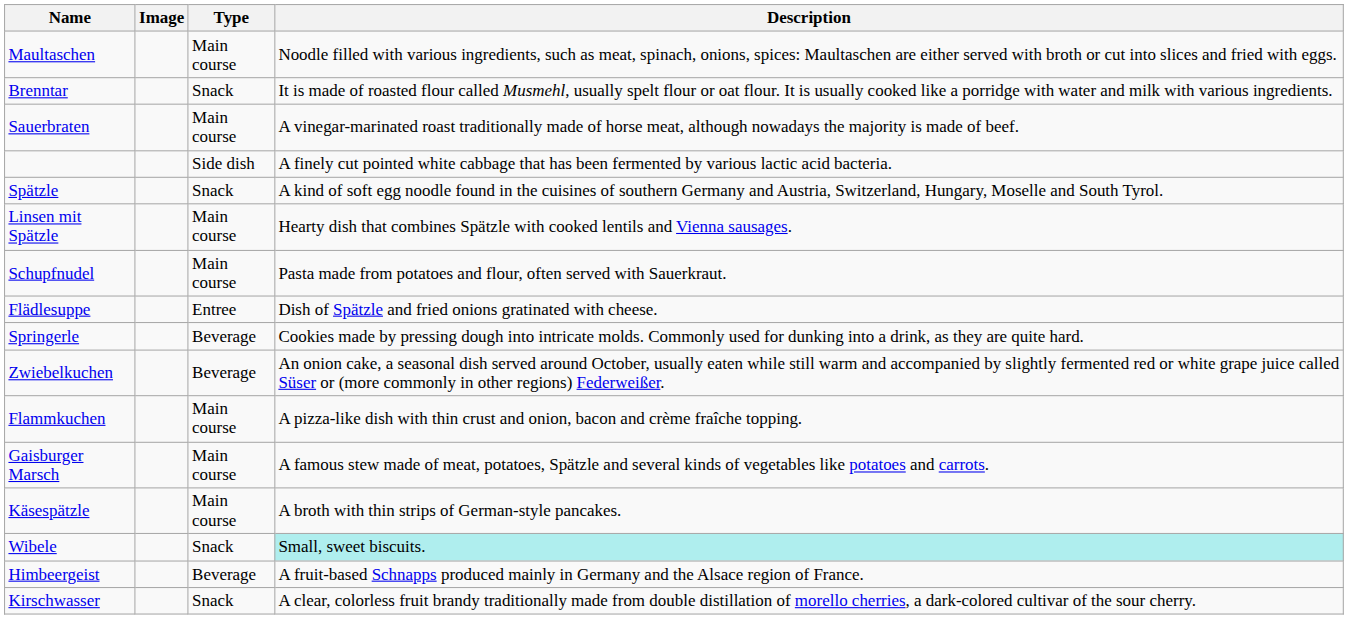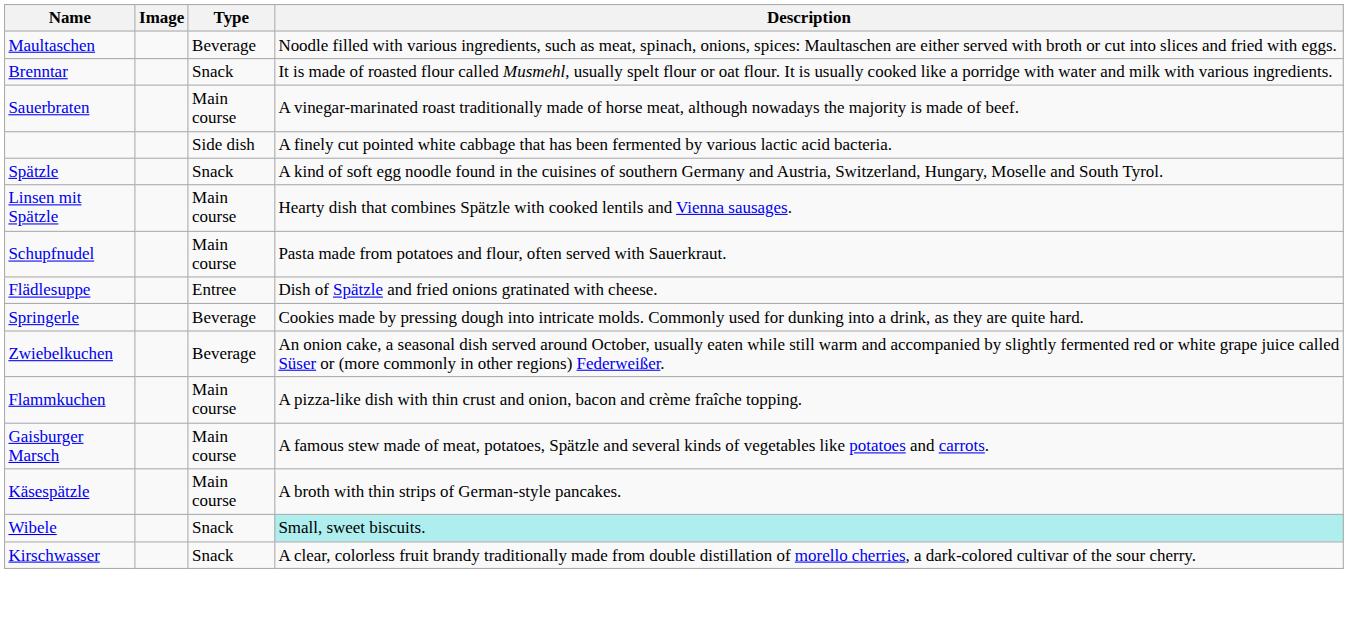(214, 54) Main course -> (224, 44) Beverage
- row: (54, 574)
